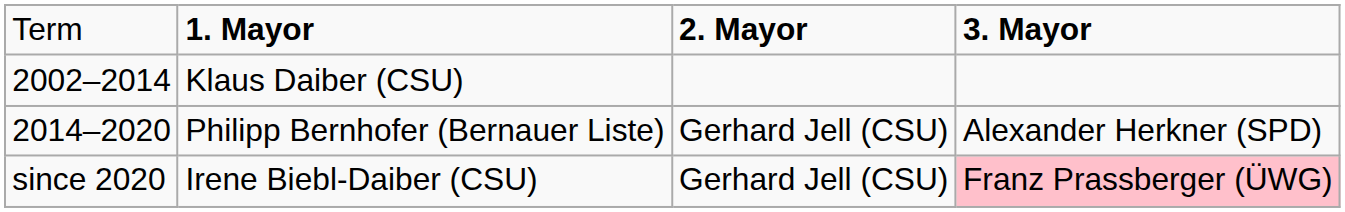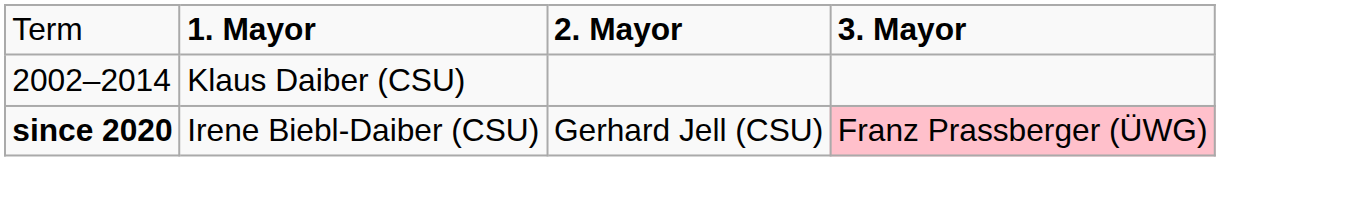- row: (425, 130)
(89, 180) normal -> (92, 130) bold
